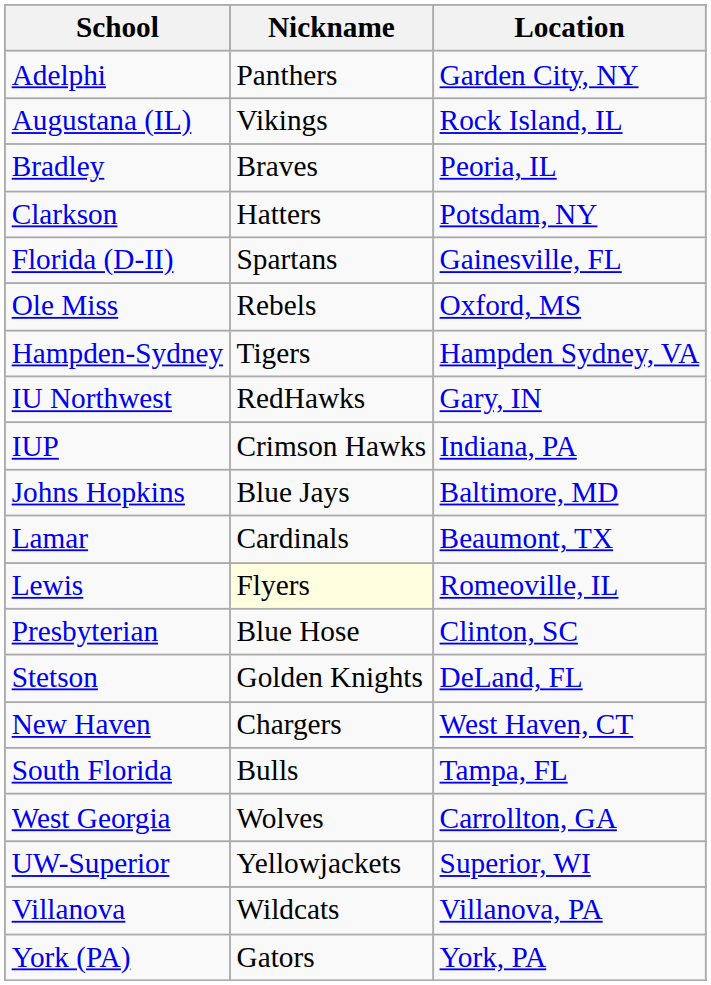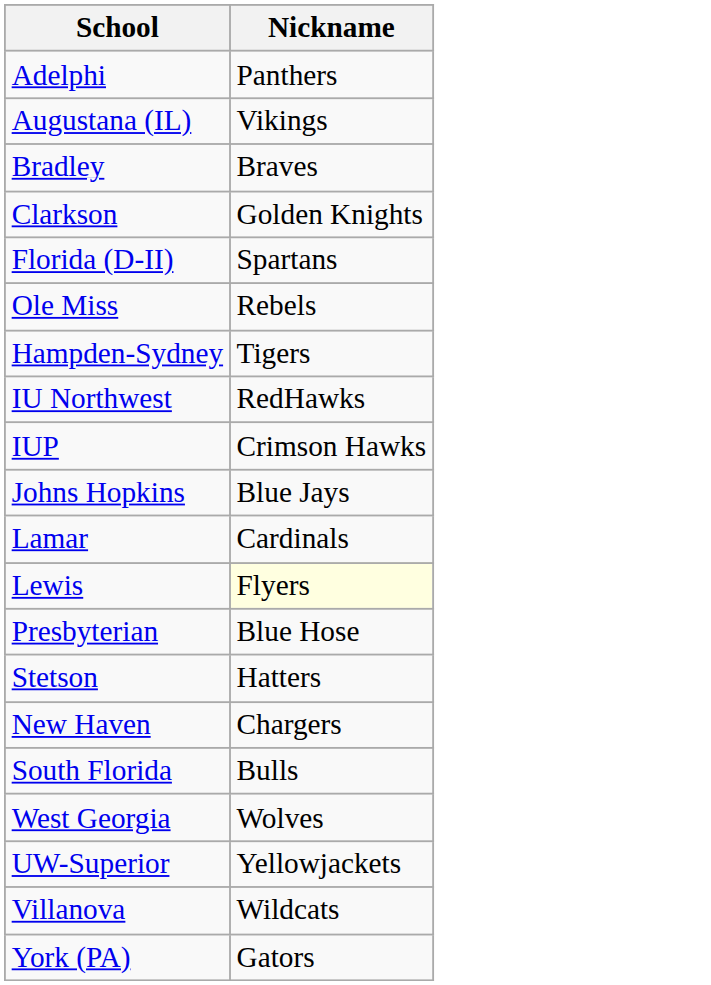- column: (569, 27)
(279, 213) Hatters -> (330, 213) Golden Knights
(330, 677) Golden Knights -> (279, 677) Hatters
